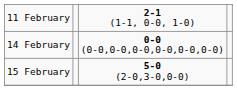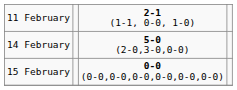(152, 45) 0-0 (0-0,0-0,0-0,0-0,0-0,0-0) -> (152, 45) 5-0 (2-0,3-0,0-0)
(152, 72) 5-0 (2-0,3-0,0-0) -> (152, 72) 0-0 (0-0,0-0,0-0,0-0,0-0,0-0)
